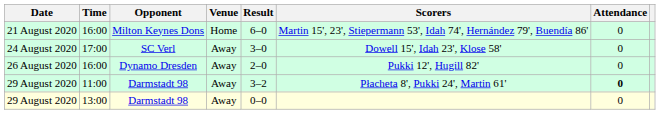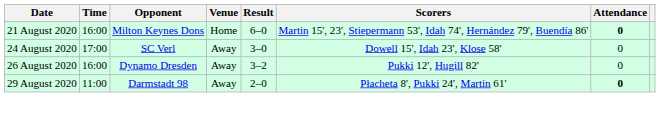(620, 30) normal -> (620, 30) bold
(258, 65) 2–0 -> (258, 65) 3–2
(258, 83) 3–2 -> (258, 83) 2–0
- row: (42, 100)
